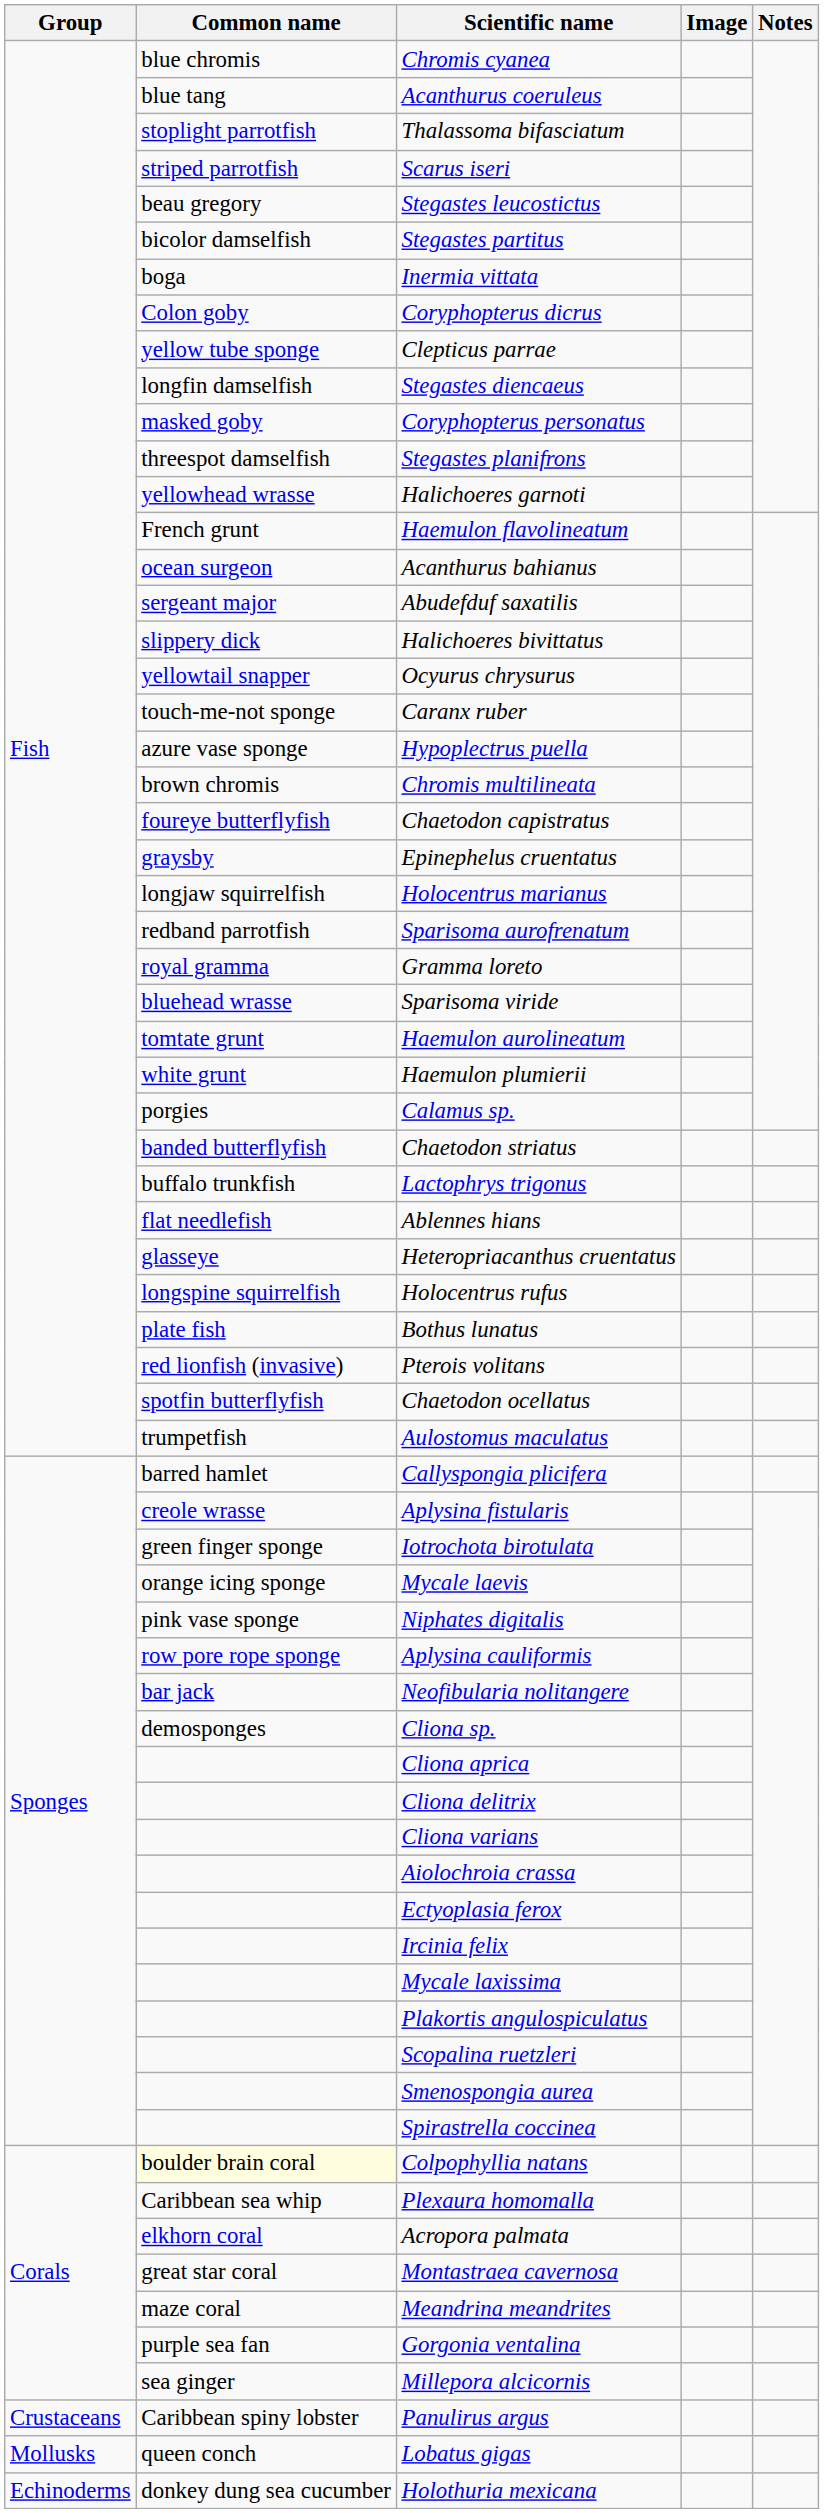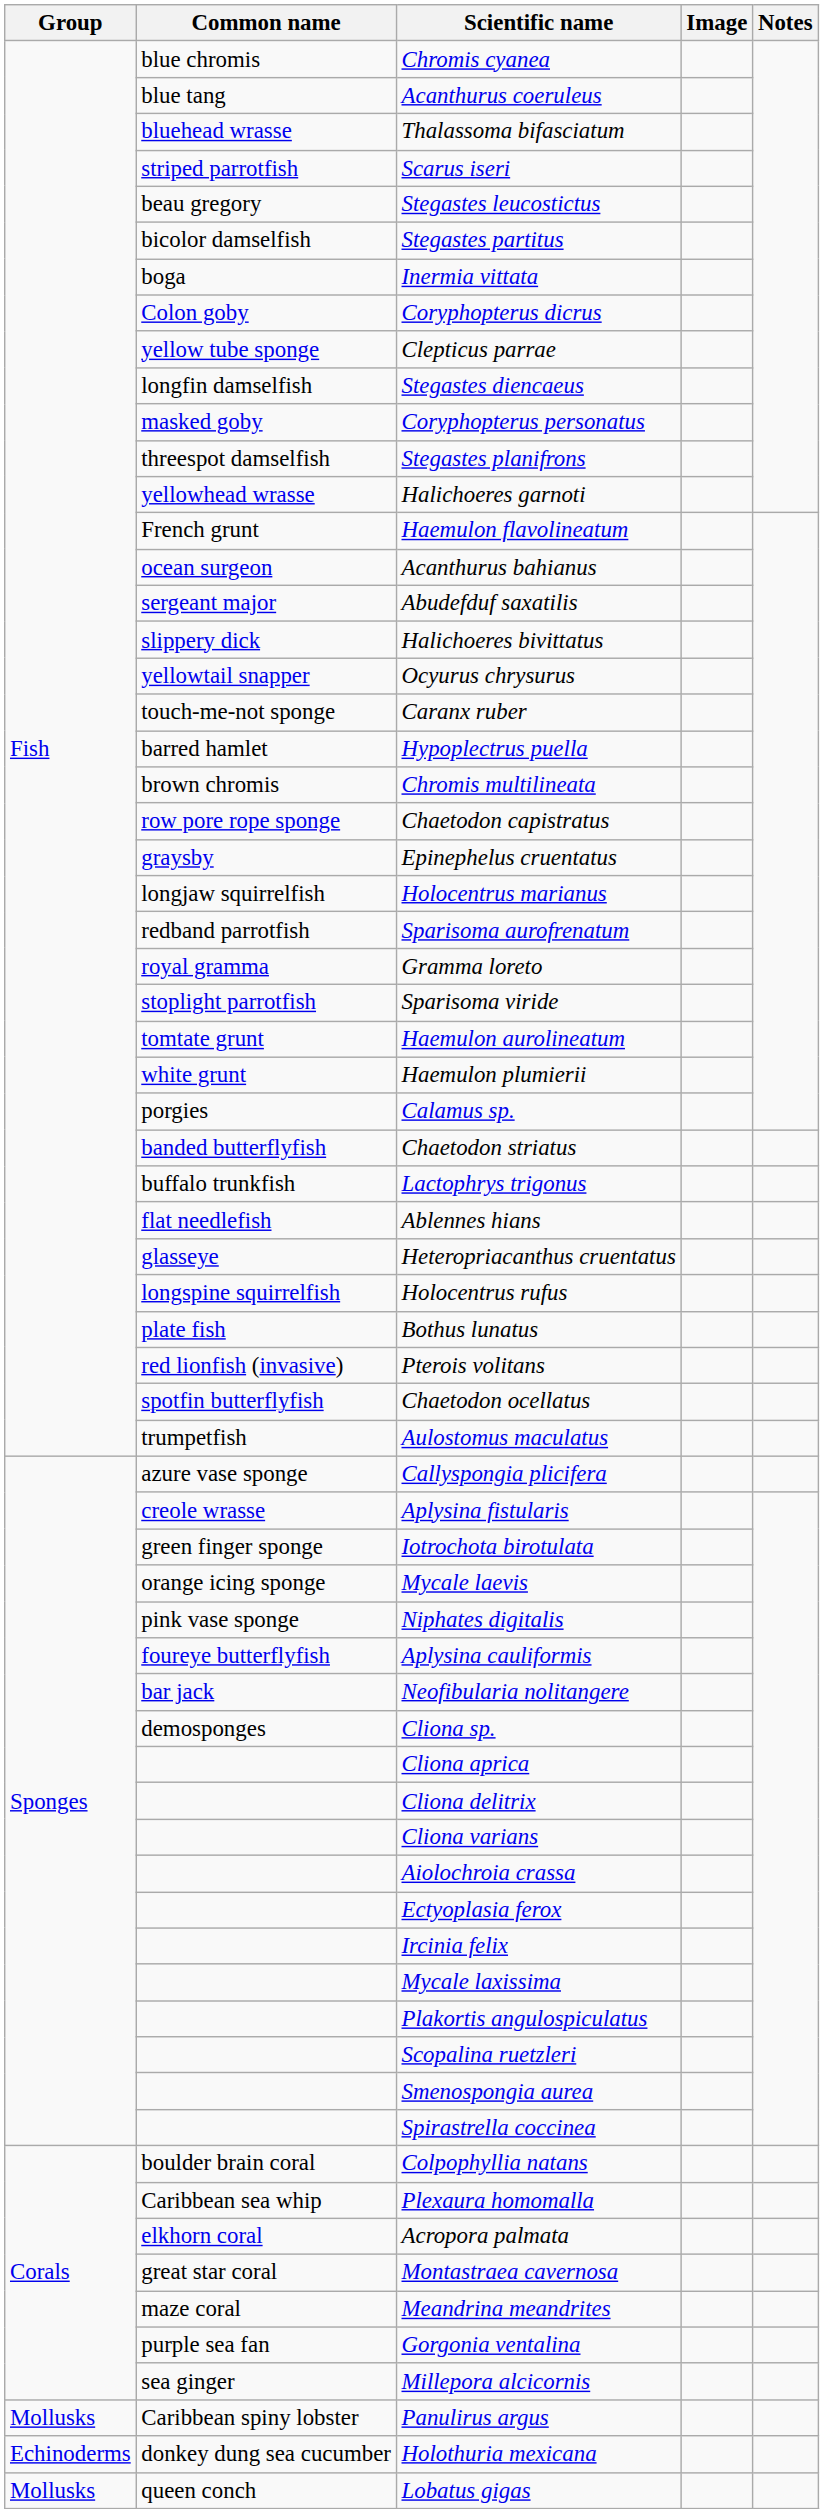(229, 131) stoplight parrotfish -> (217, 131) bluehead wrasse
(224, 748) azure vase sponge -> (204, 748) barred hamlet
(236, 820) foureye butterflyfish -> (241, 820) row pore rope sponge
(217, 1002) bluehead wrasse -> (229, 1002) stoplight parrotfish
(204, 1474) barred hamlet -> (224, 1474) azure vase sponge
(241, 1655) row pore rope sponge -> (236, 1655) foureye butterflyfish
(228, 2163) lightyellow background -> (228, 2163) no background
(65, 2417) Crustaceans -> (53, 2417) Mollusks
rows swapped: (499, 2490) <-> (466, 2453)
